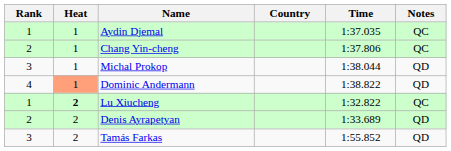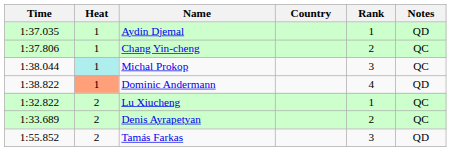columns swapped: (29, 13) <-> (361, 13)
(421, 31) QC -> (421, 31) QD
(76, 66) no background -> (97, 66) paleturquoise background
(421, 66) QD -> (421, 66) QC
(76, 102) bold -> (97, 102) normal
(421, 119) QD -> (421, 119) QC
